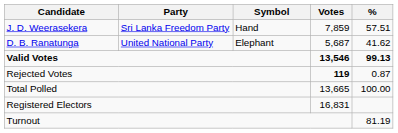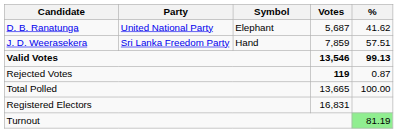rows swapped: (47, 27) <-> (43, 43)
(378, 120) no background -> (378, 120) lightgreen background
